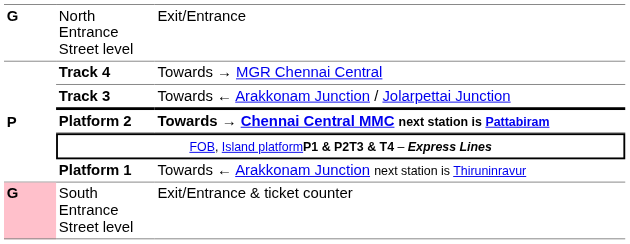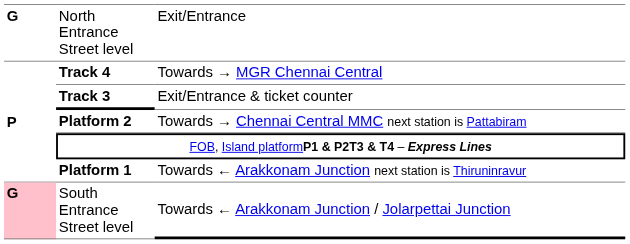(334, 96) Towards ← Arakkonam Junction / Jolarpettai Junction -> (255, 96) Exit/Entrance & ticket counter
(353, 121) bold -> (342, 121) normal
(255, 193) Exit/Entrance & ticket counter -> (334, 209) Towards ← Arakkonam Junction / Jolarpettai Junction
